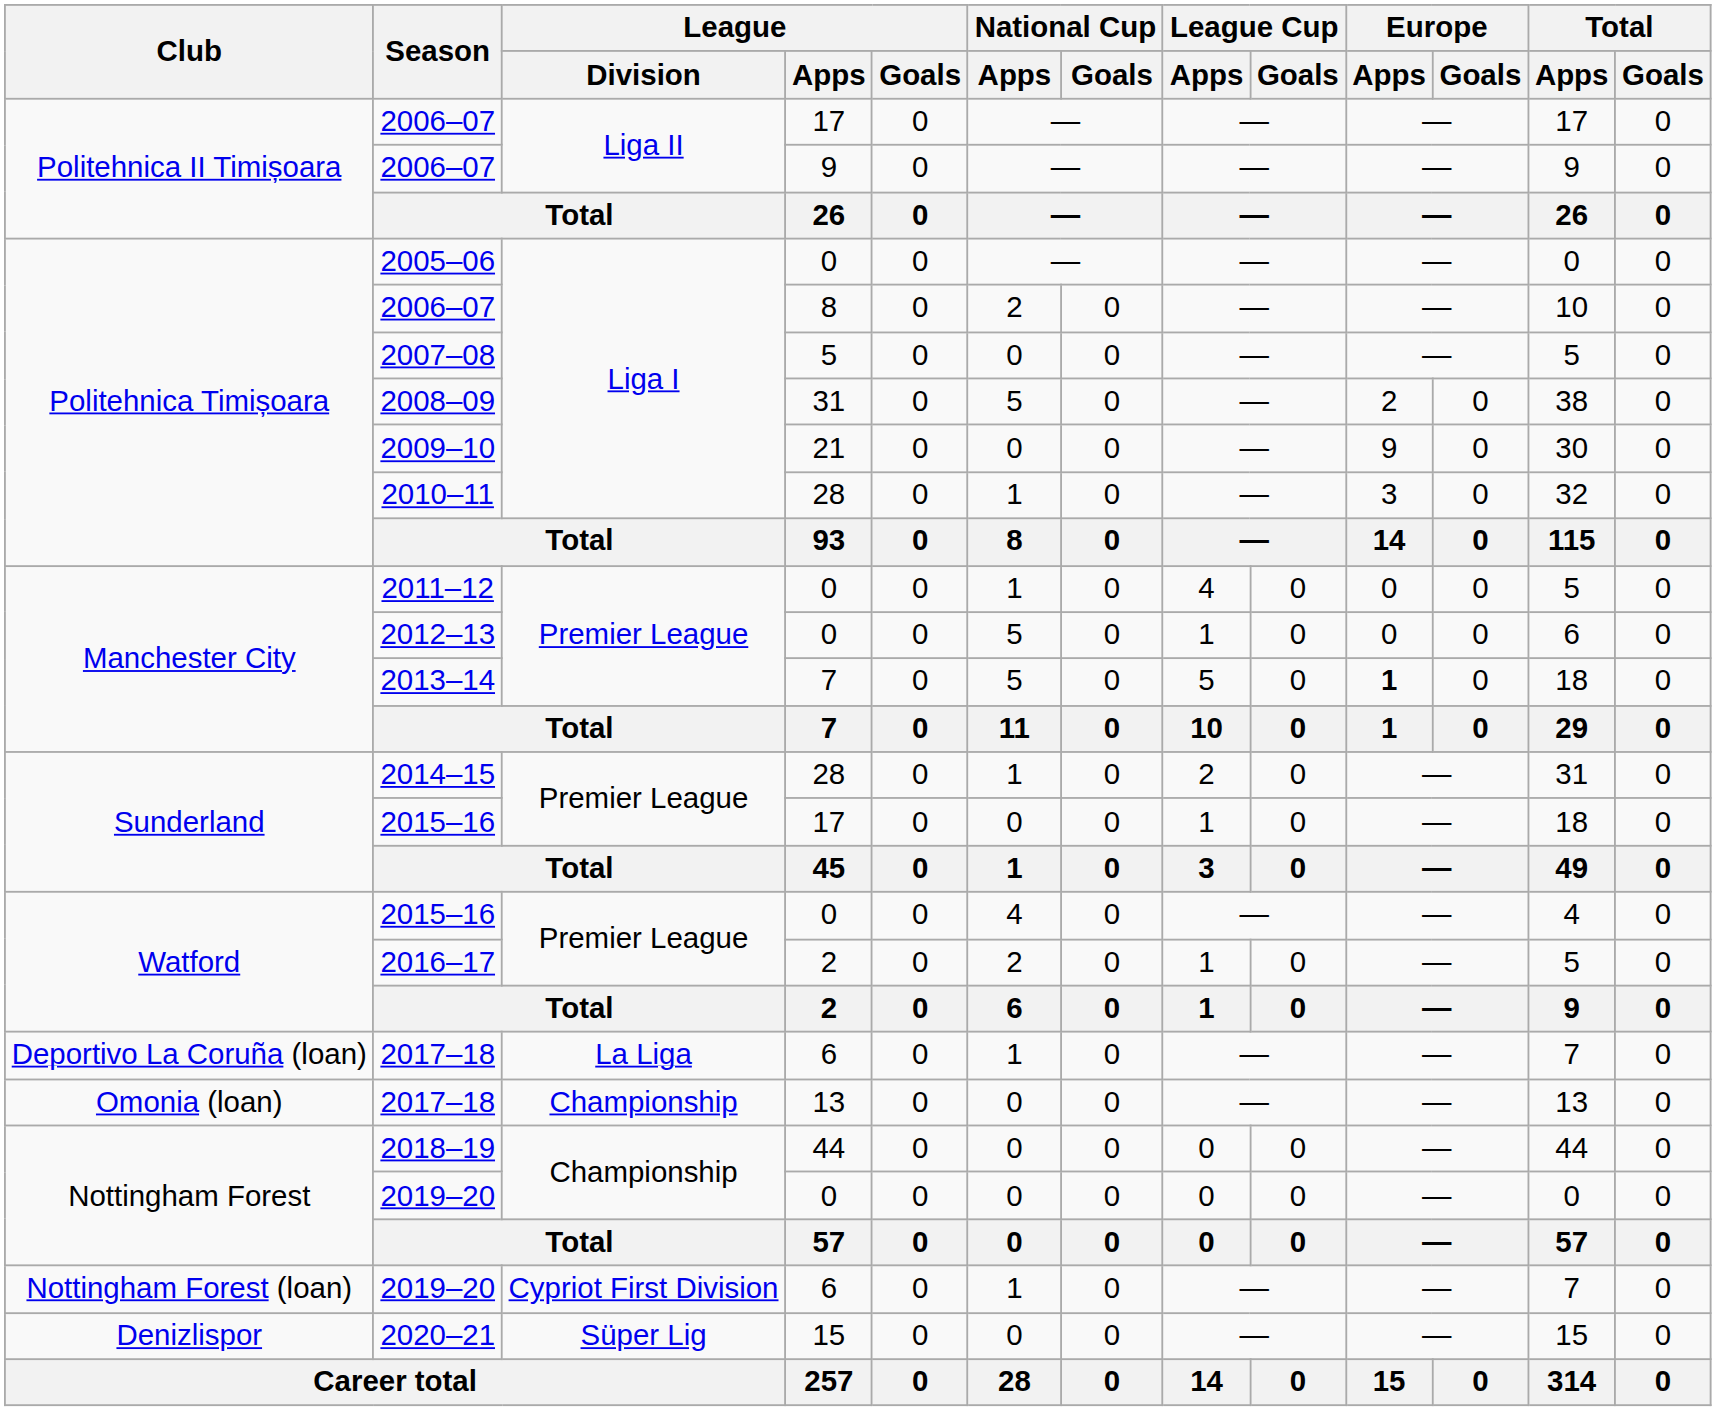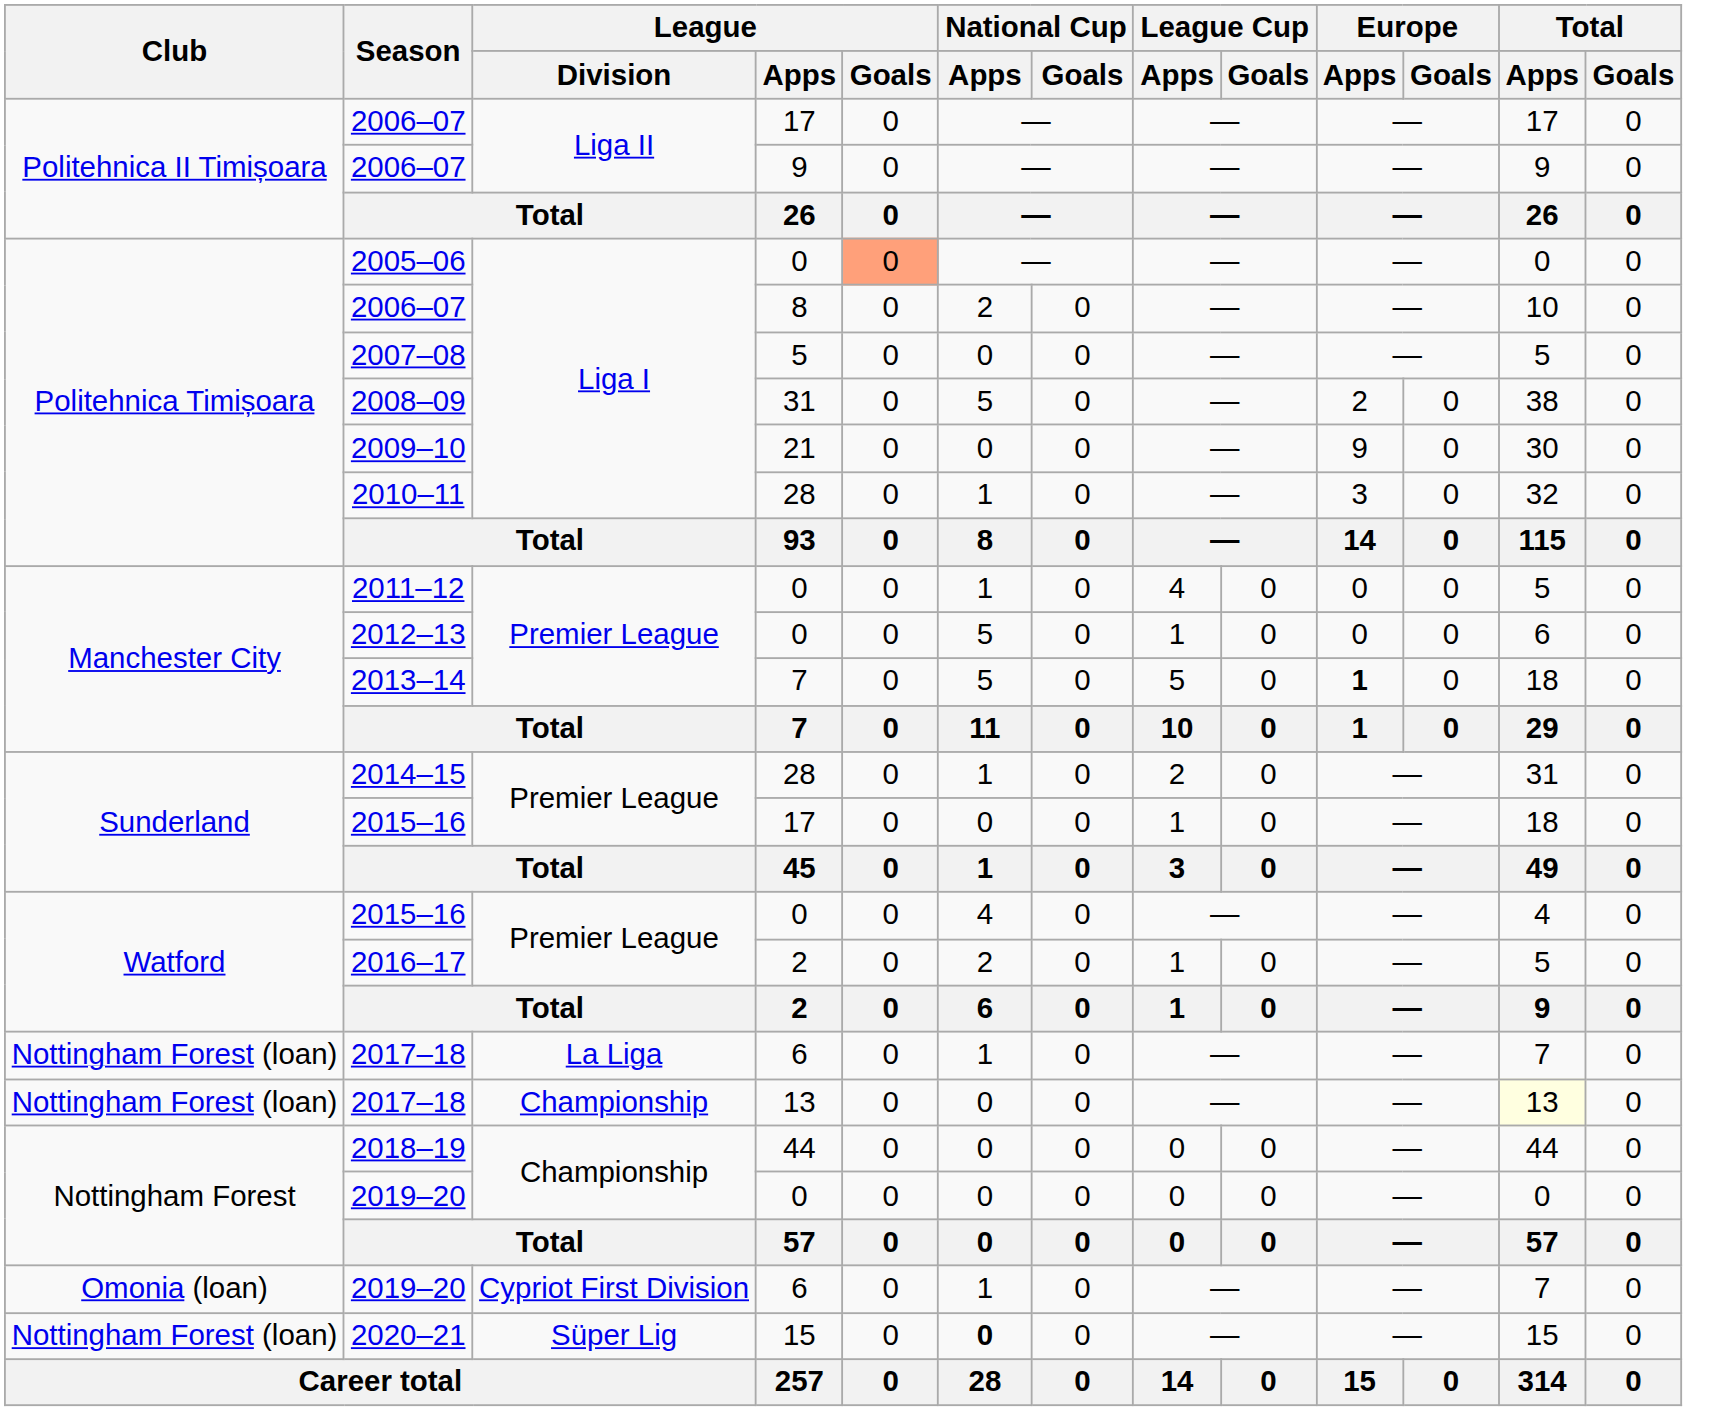(920, 261) no background -> (891, 261) lightsalmon background
(189, 1055) Deportivo La Coruña (loan) -> (175, 1055) Nottingham Forest (loan)
(189, 1101) Omonia (loan) -> (175, 1101) Nottingham Forest (loan)
(1572, 1101) no background -> (1542, 1101) lightyellow background
(189, 1288) Nottingham Forest (loan) -> (175, 1288) Omonia (loan)
(189, 1335) Denizlispor -> (175, 1335) Nottingham Forest (loan)
(1014, 1335) normal -> (985, 1335) bold
